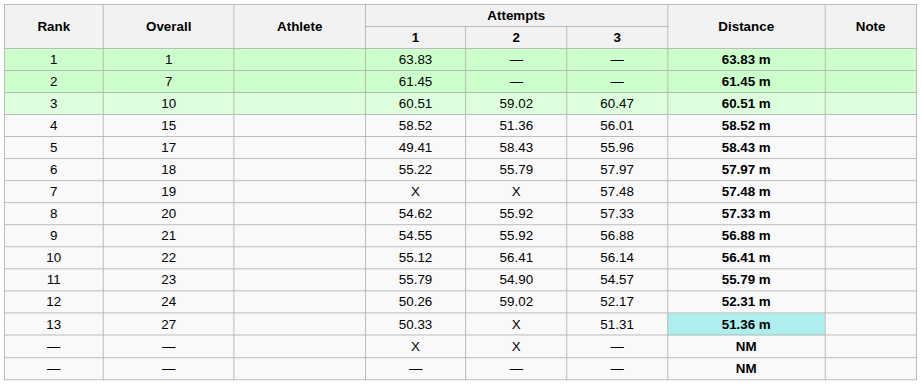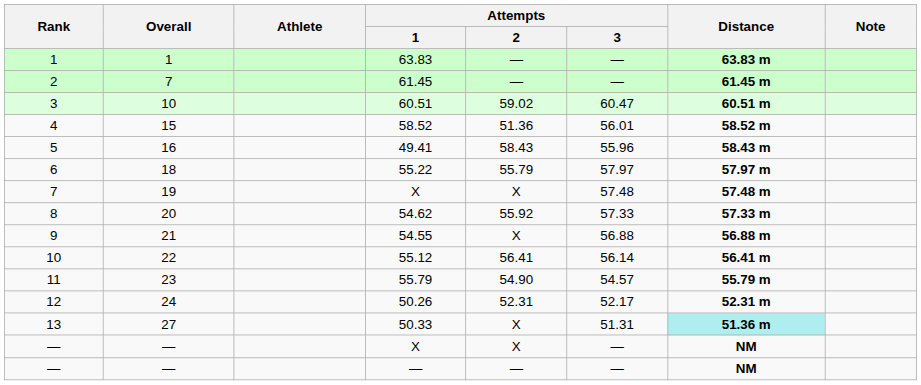(169, 147) 17 -> (169, 147) 16
(516, 235) 55.92 -> (516, 235) X
(516, 301) 59.02 -> (516, 301) 52.31
